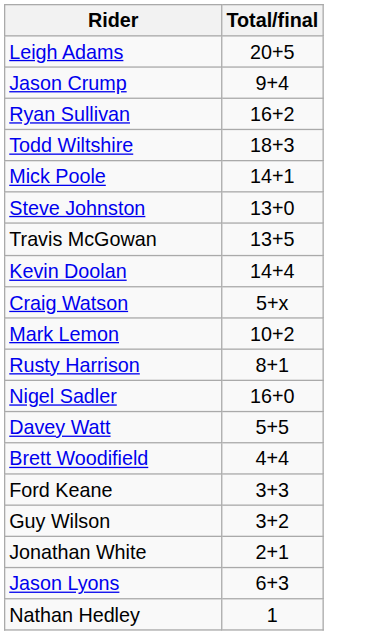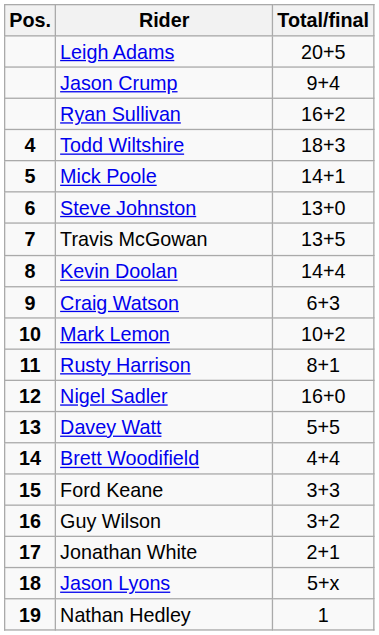+ column: (30, 20)
(272, 302) 5+x -> (323, 302) 6+3
(272, 584) 6+3 -> (323, 584) 5+x
